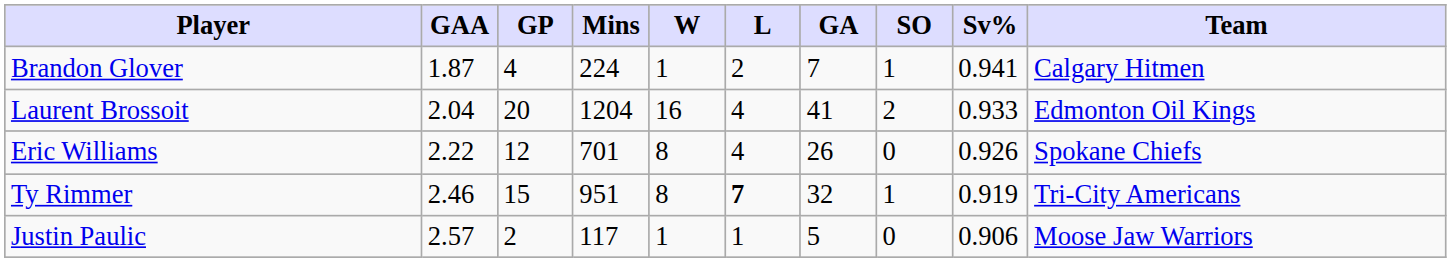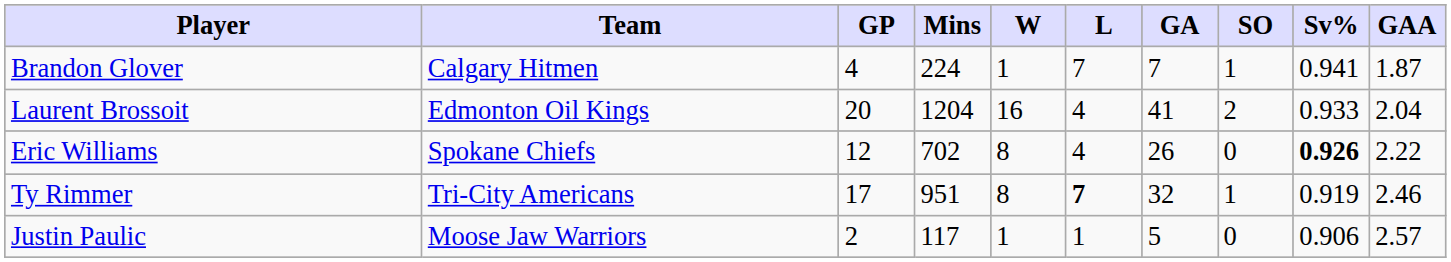columns swapped: (1236, 25) <-> (460, 25)
(738, 67) 2 -> (1079, 67) 7
(599, 151) 701 -> (940, 151) 702
(988, 151) normal -> (1329, 151) bold
(517, 194) 15 -> (858, 194) 17
